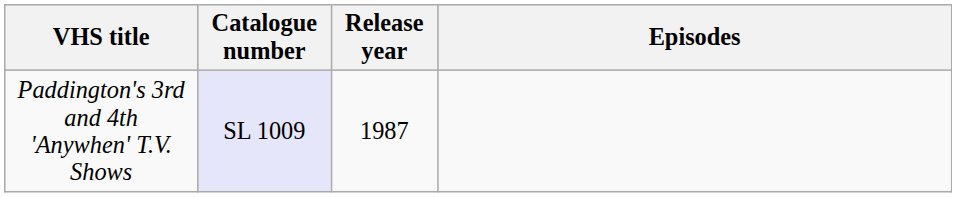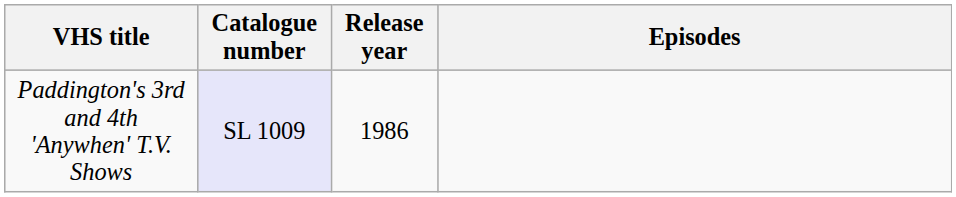(384, 130) 1987 -> (384, 130) 1986
